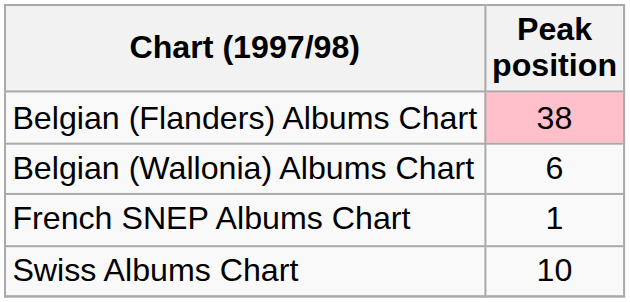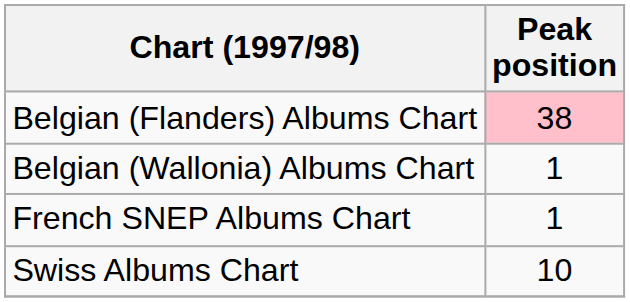(555, 168) 6 -> (555, 168) 1
